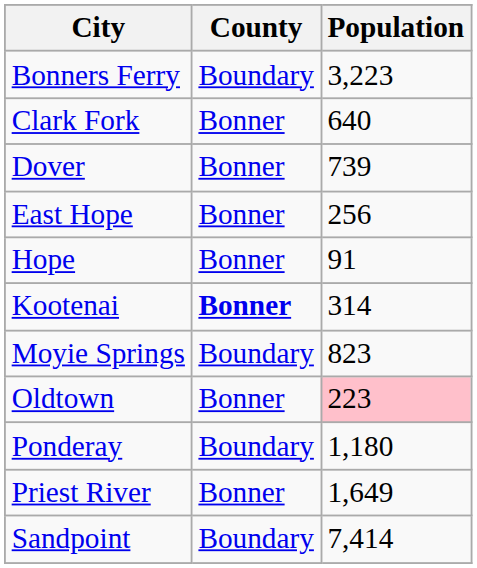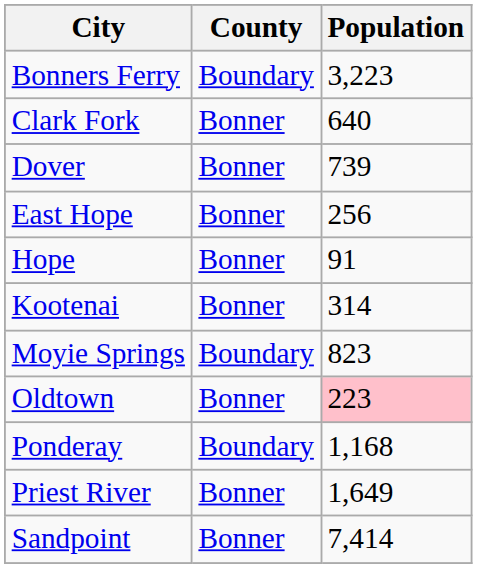(245, 306) bold -> (242, 306) normal
(360, 445) 1,180 -> (360, 445) 1,168
(256, 538) Boundary -> (242, 538) Bonner
